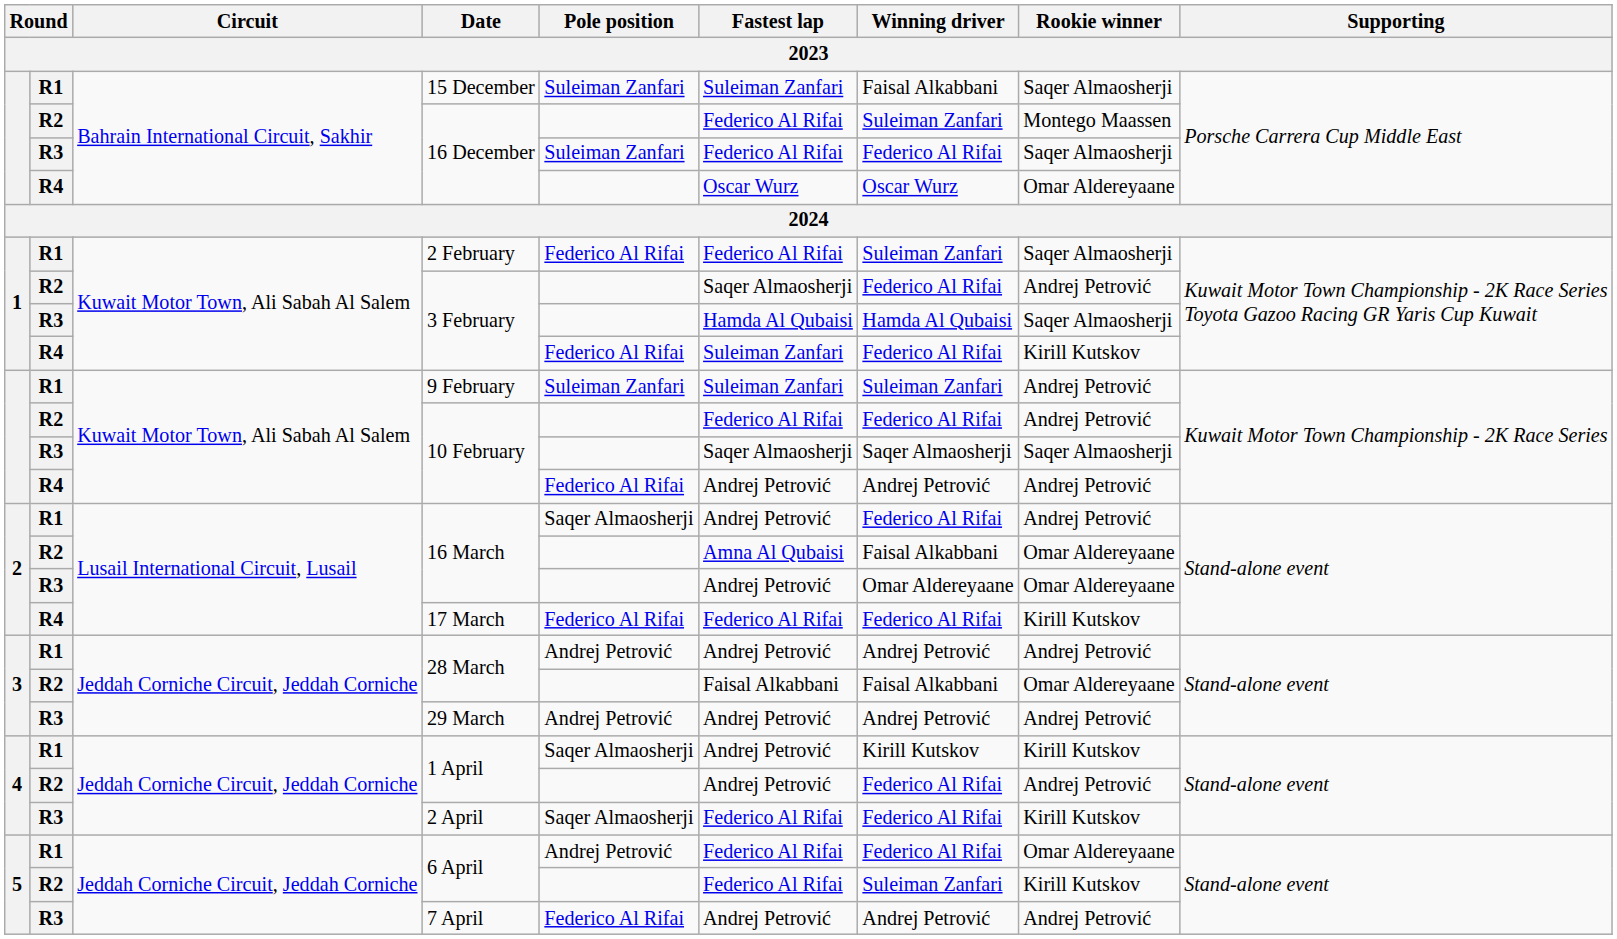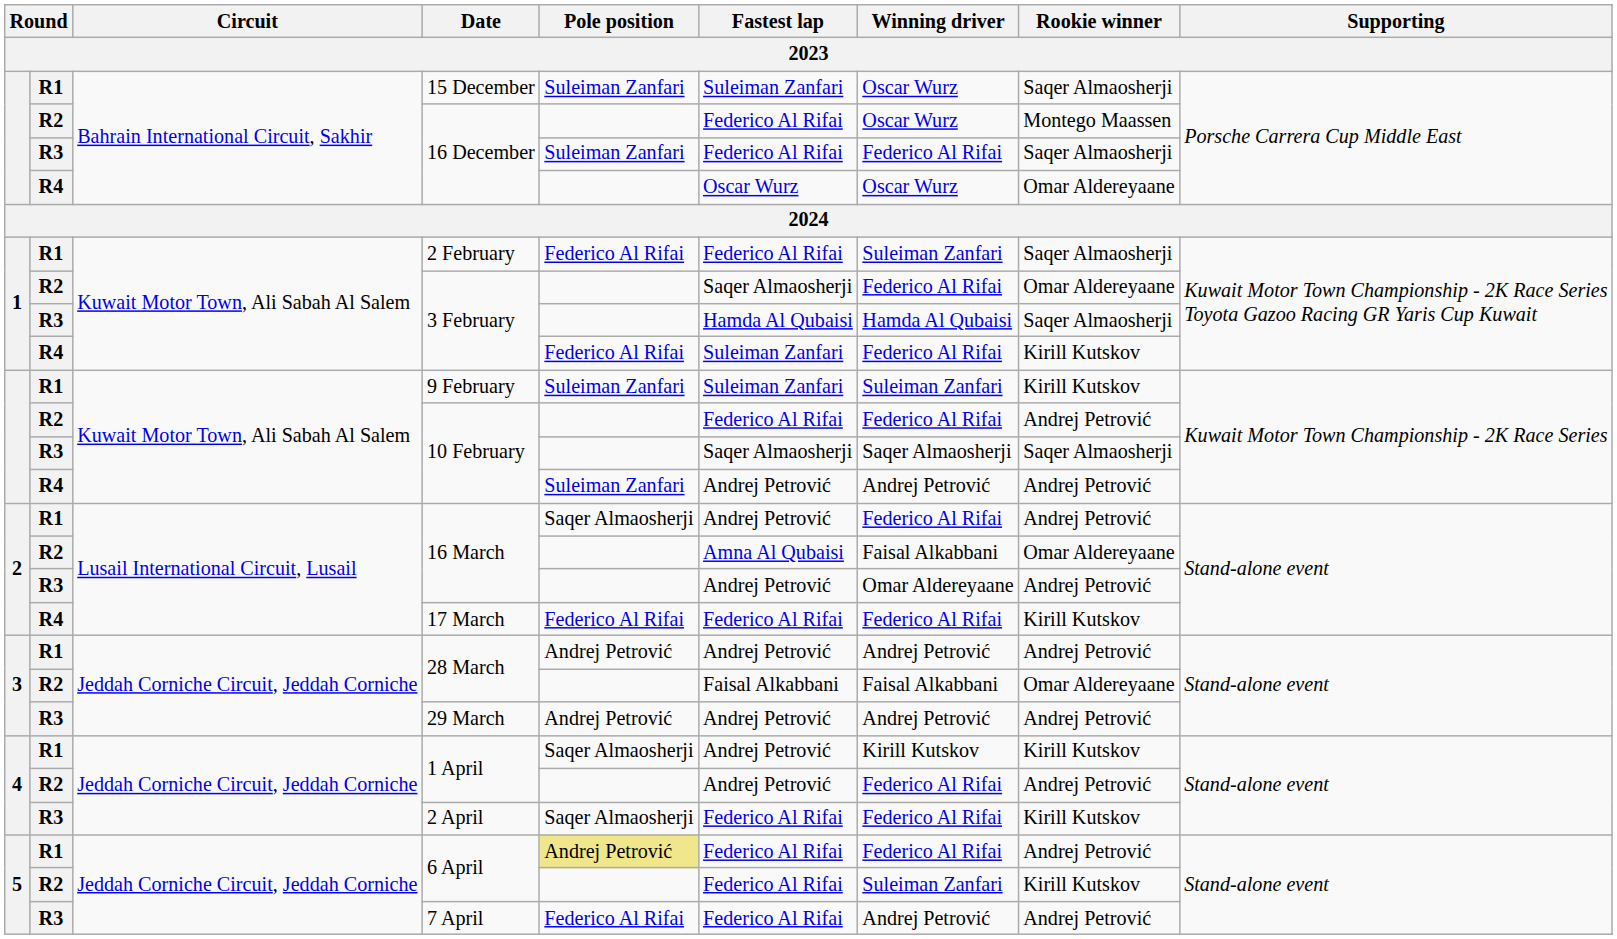(930, 87) Faisal Alkabbani -> (910, 87) Oscar Wurz
(932, 120) Suleiman Zanfari -> (910, 120) Oscar Wurz
(1087, 286) Andrej Petrović -> (1099, 286) Omar Aldereyaane
(1087, 385) Andrej Petrović -> (1082, 385) Kirill Kutskov
(614, 485) Federico Al Rifai -> (614, 485) Suleiman Zanfari
(1099, 585) Omar Aldereyaane -> (1087, 585) Andrej Petrović
(608, 850) no background -> (608, 850) khaki background
(1099, 850) Omar Aldereyaane -> (1087, 850) Andrej Petrović
(767, 917) Andrej Petrović -> (773, 917) Federico Al Rifai
